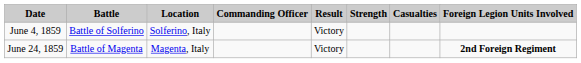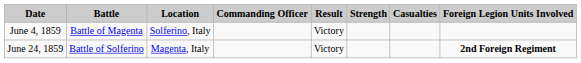(107, 31) Battle of Solferino -> (107, 31) Battle of Magenta
(107, 49) Battle of Magenta -> (107, 49) Battle of Solferino
